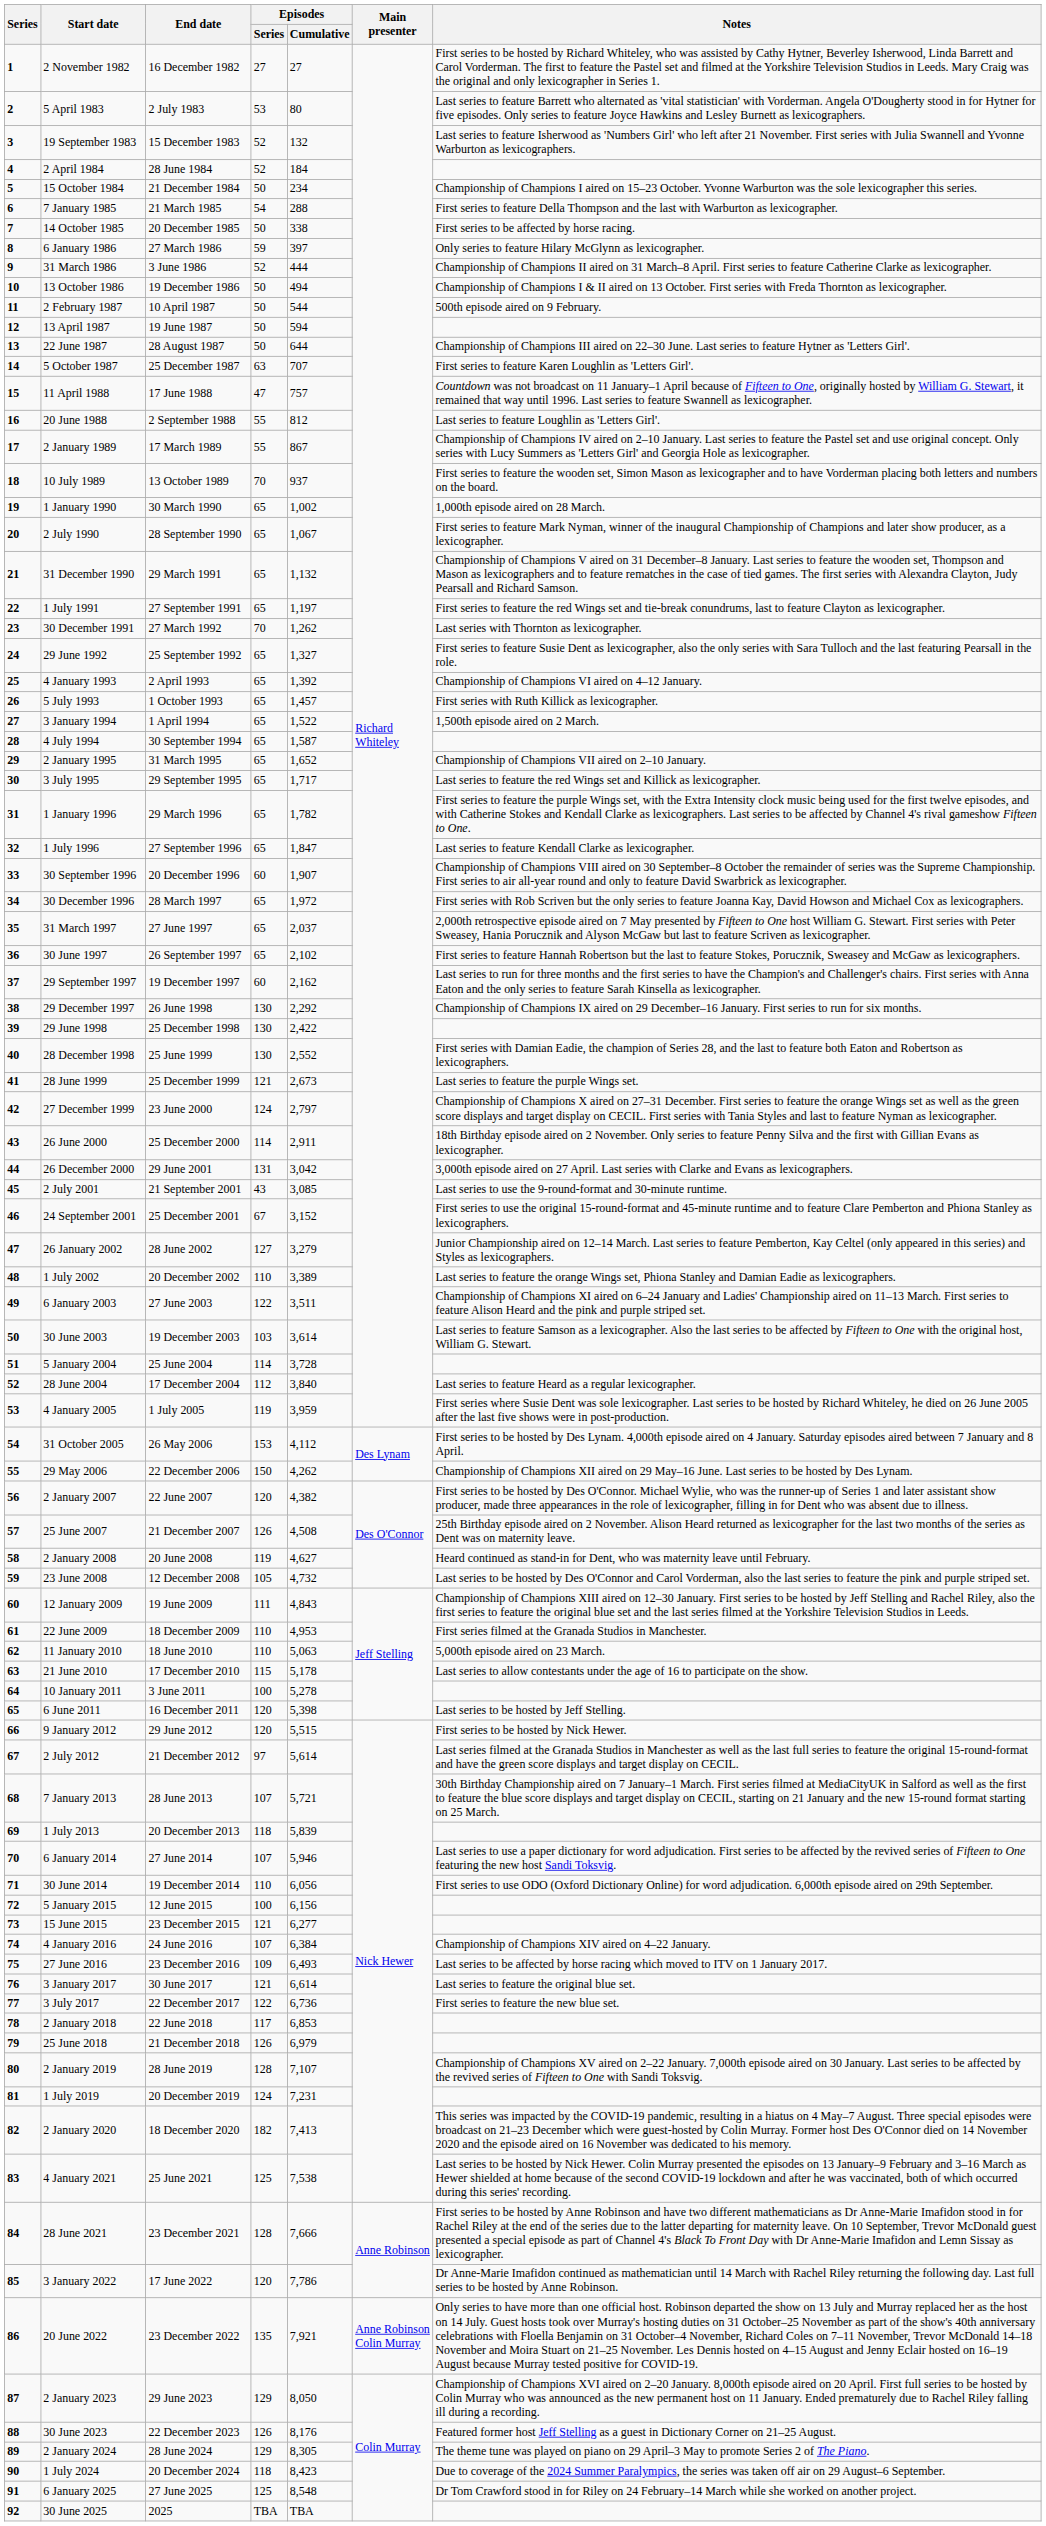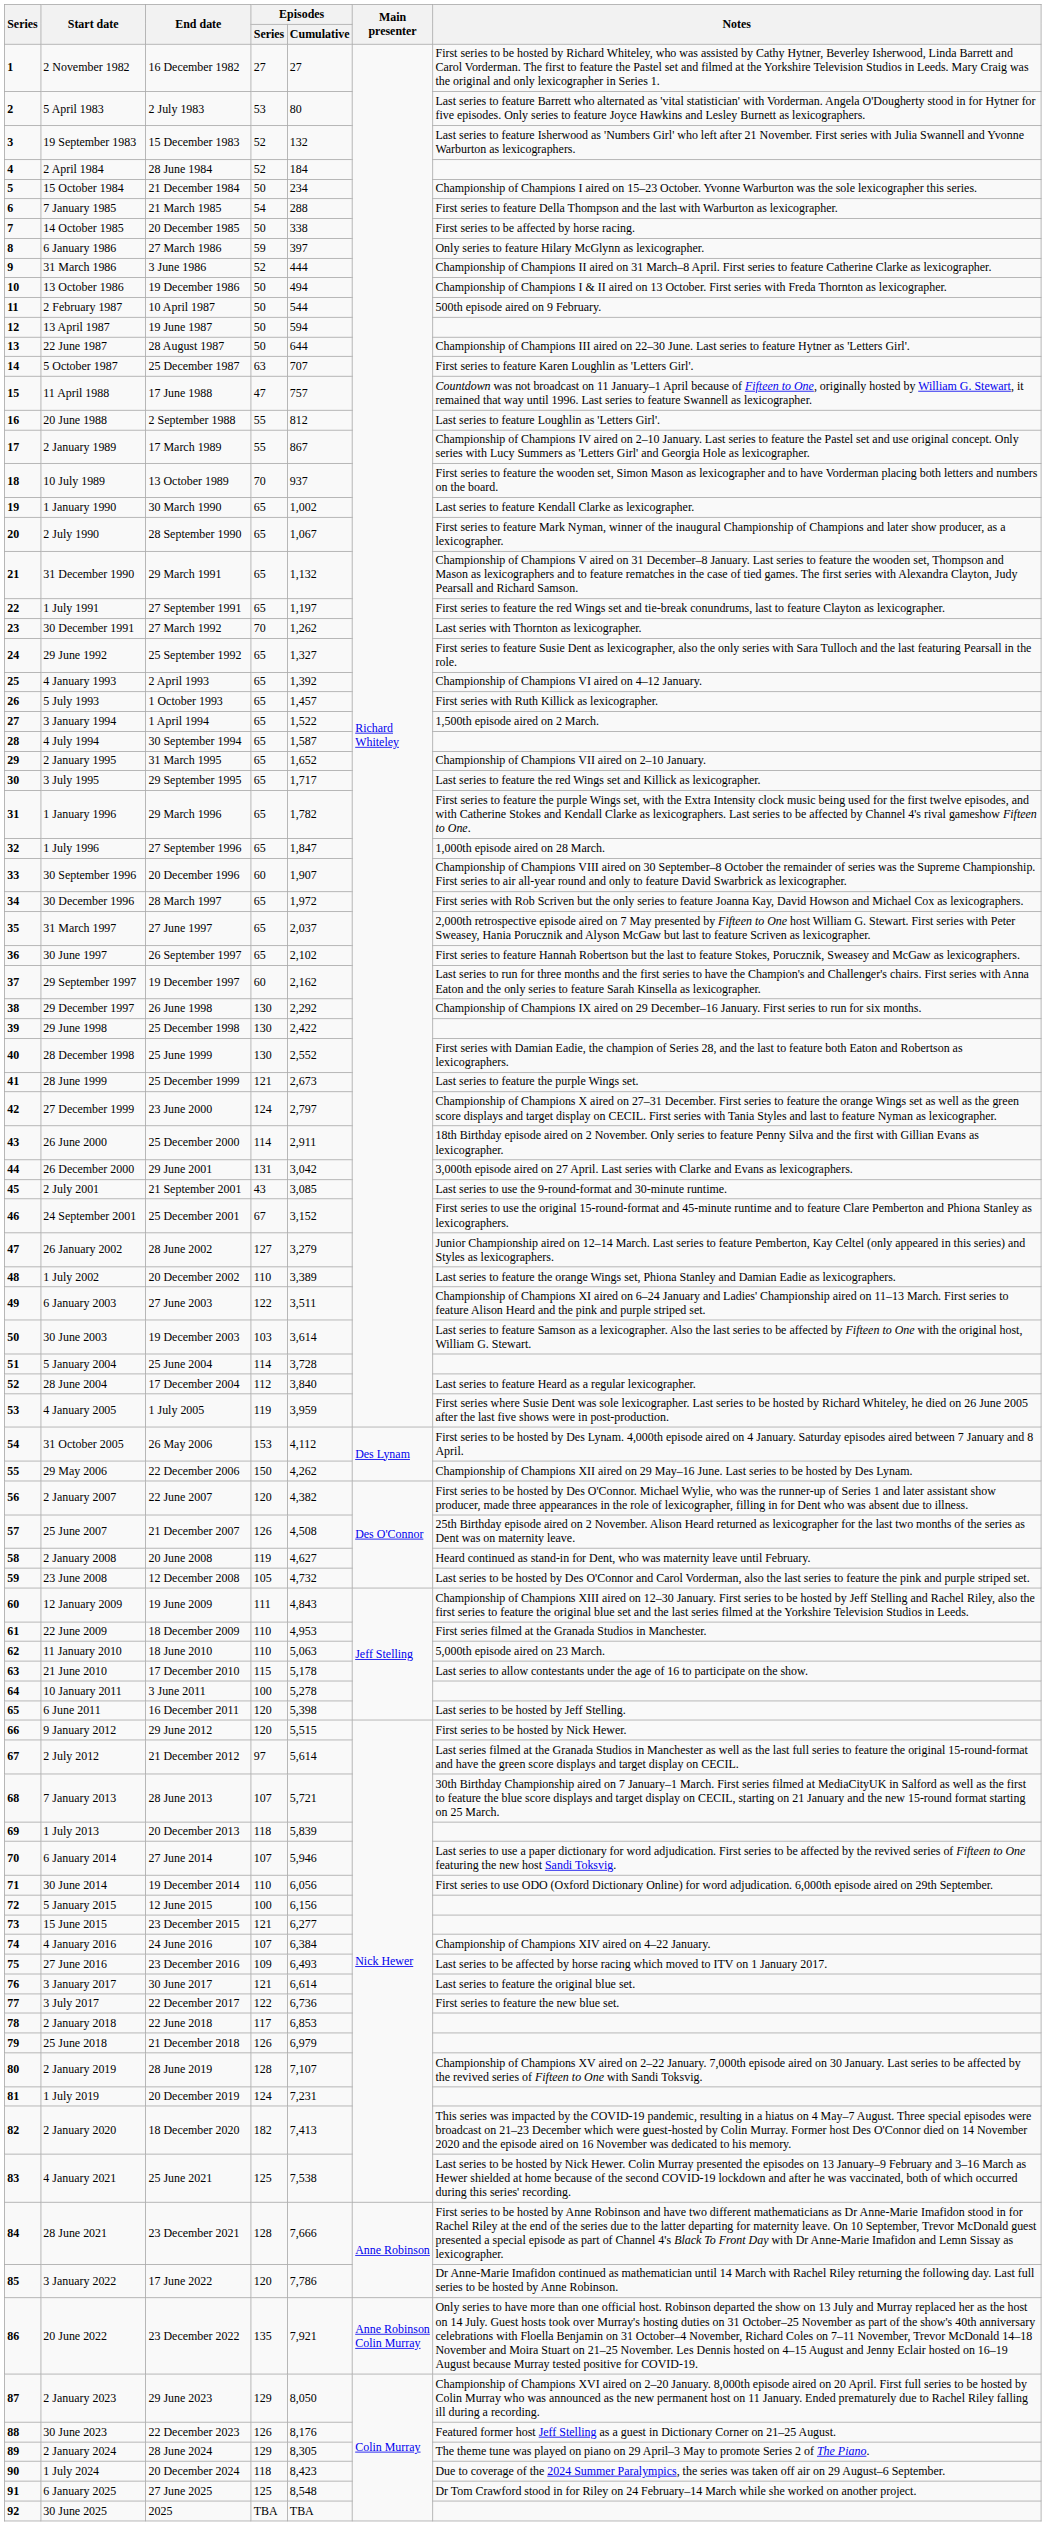(520, 507) 1,000th episode aired on 28 March. -> (565, 507) Last series to feature Kendall Clarke as lexicographer.
(565, 848) Last series to feature Kendall Clarke as lexicographer. -> (520, 848) 1,000th episode aired on 28 March.
